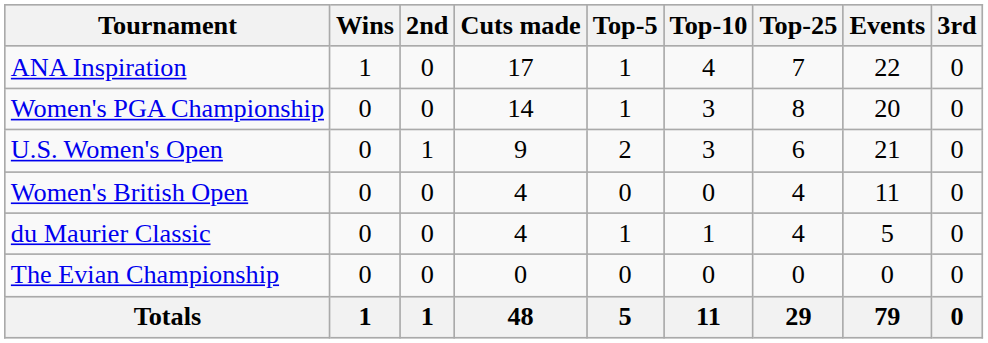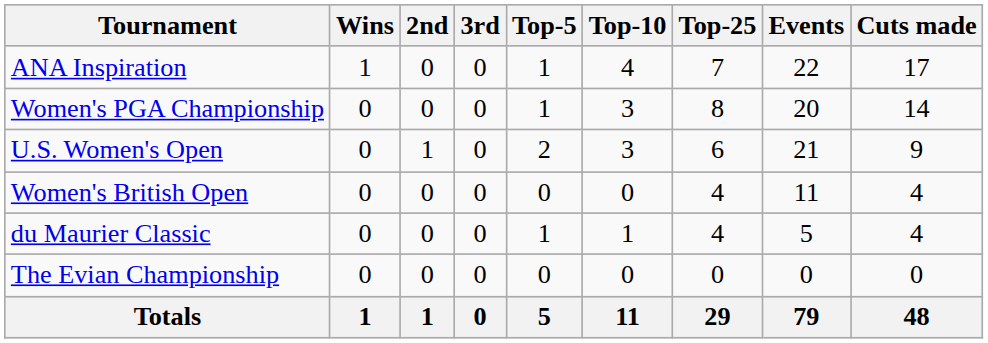columns swapped: (957, 25) <-> (521, 25)
